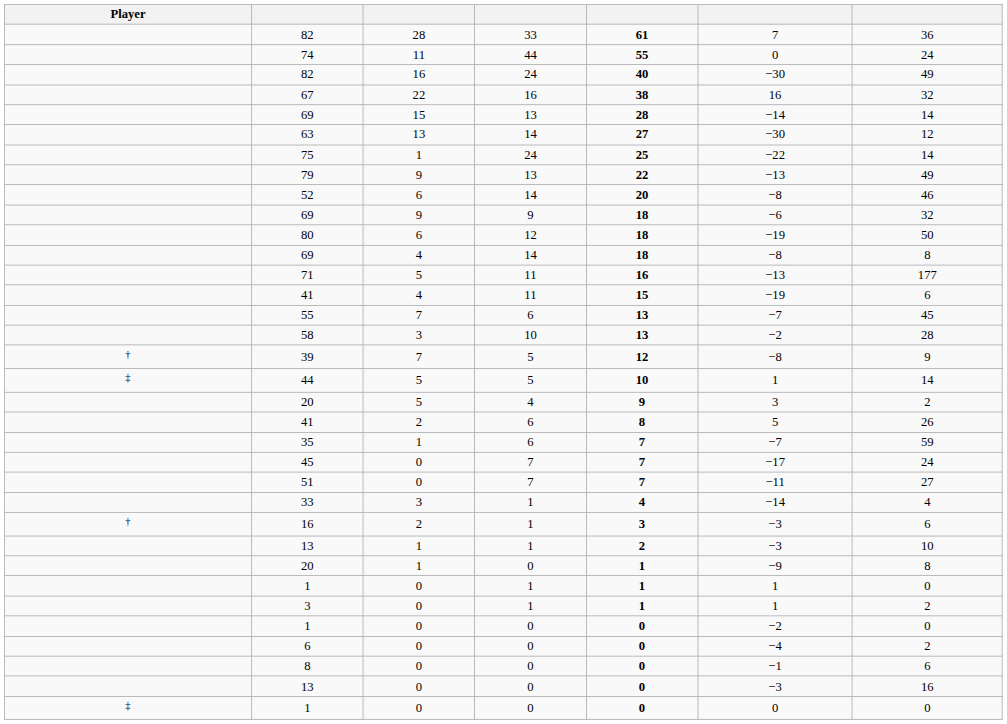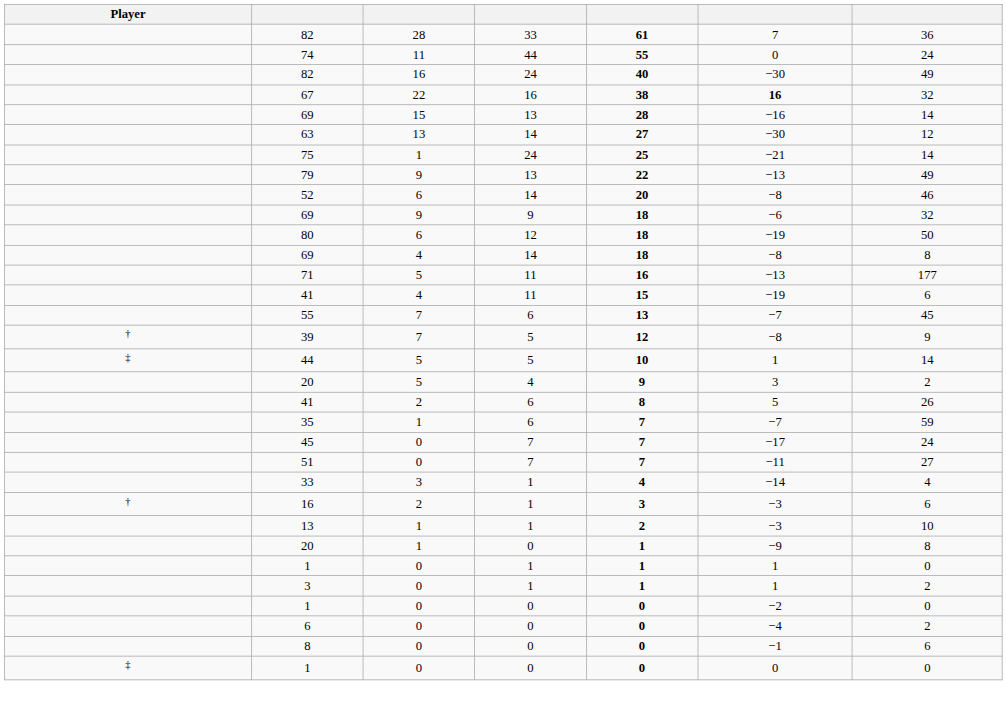(775, 94) normal -> (775, 94) bold
(775, 114) −14 -> (775, 114) −16
(775, 154) −22 -> (775, 154) −21
- row: (307, 335)
- row: (307, 686)
